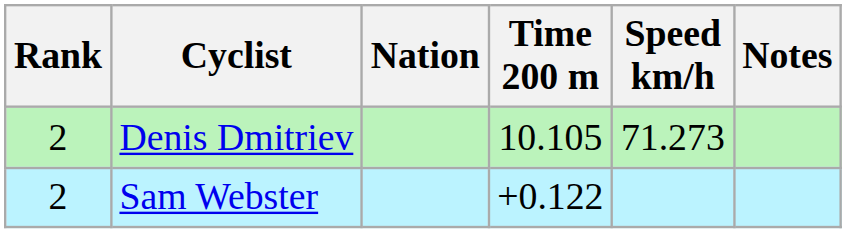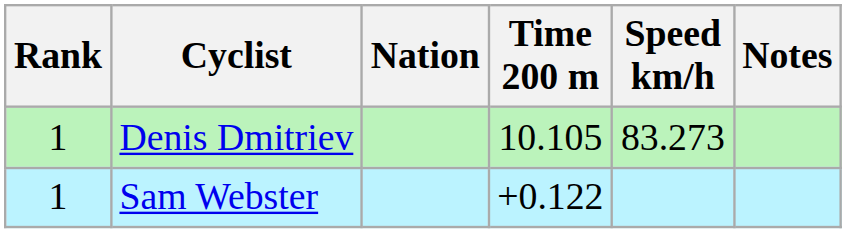(58, 136) 2 -> (58, 136) 1
(673, 136) 71.273 -> (673, 136) 83.273
(58, 196) 2 -> (58, 196) 1
